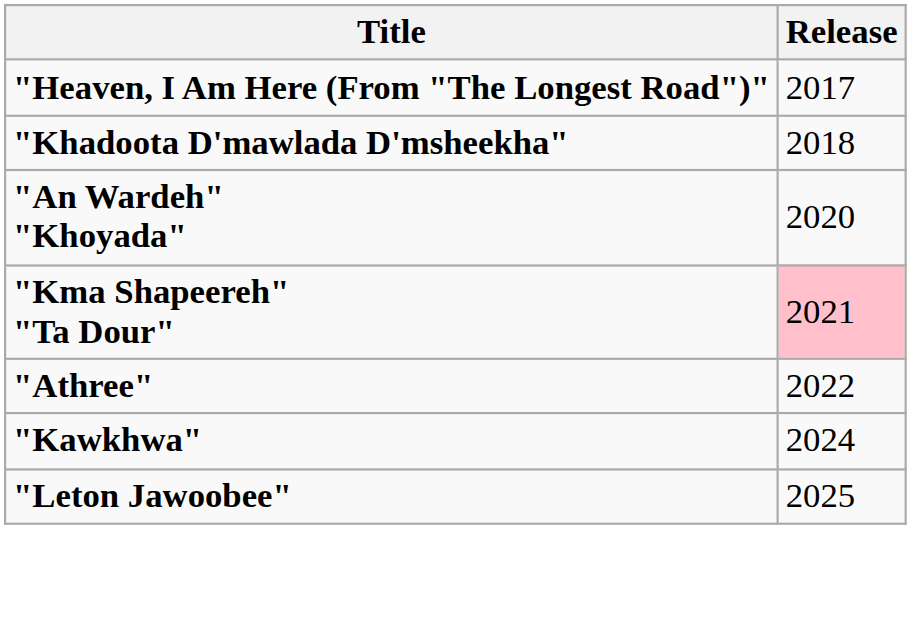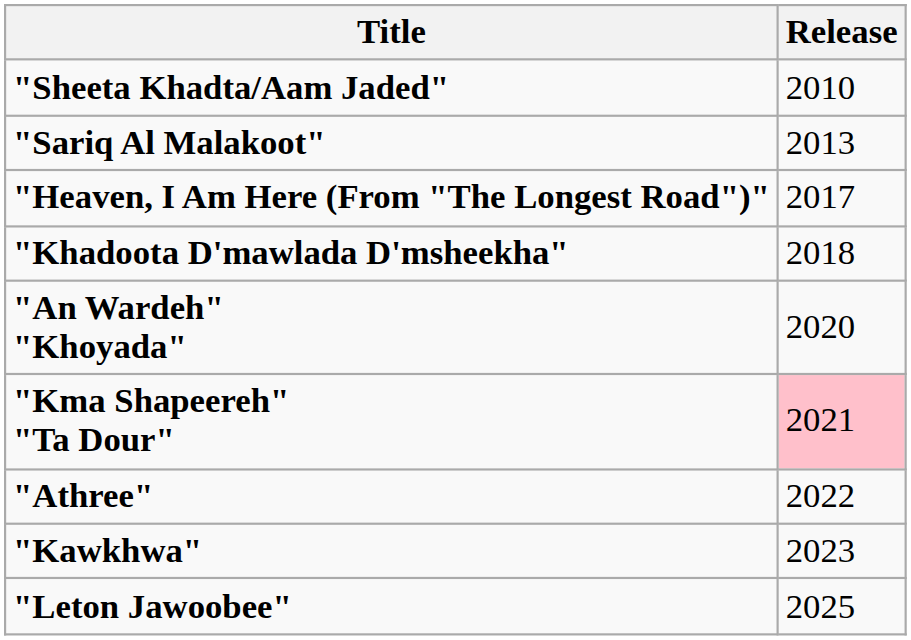+ row: (231, 87)
+ row: (169, 142)
(820, 440) 2024 -> (820, 550) 2023
